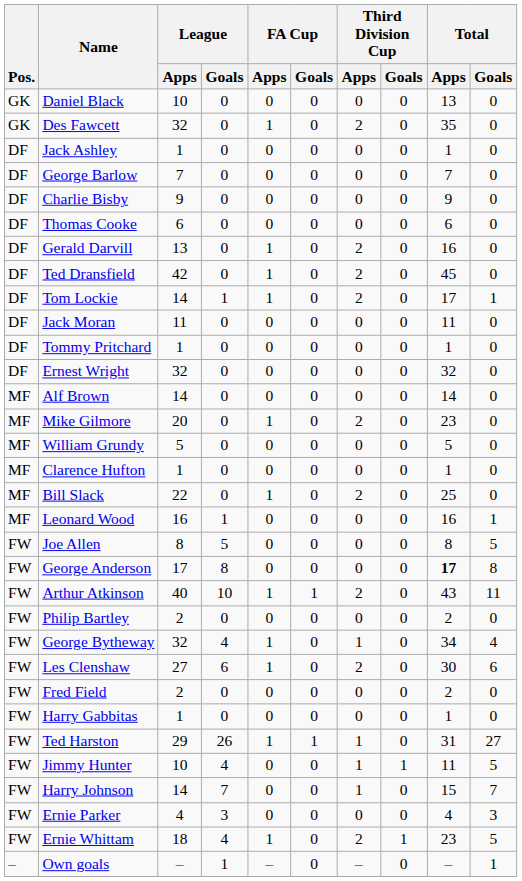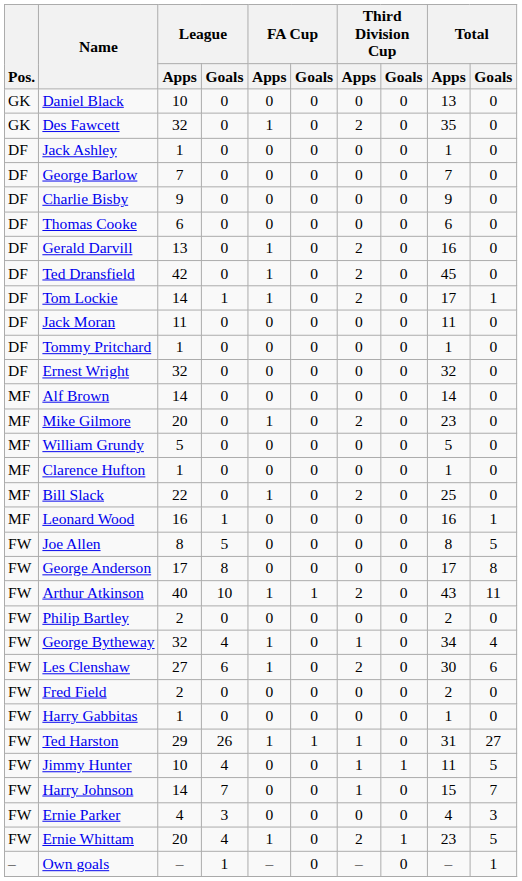(448, 568) bold -> (448, 568) normal
(180, 839) 18 -> (180, 839) 20
